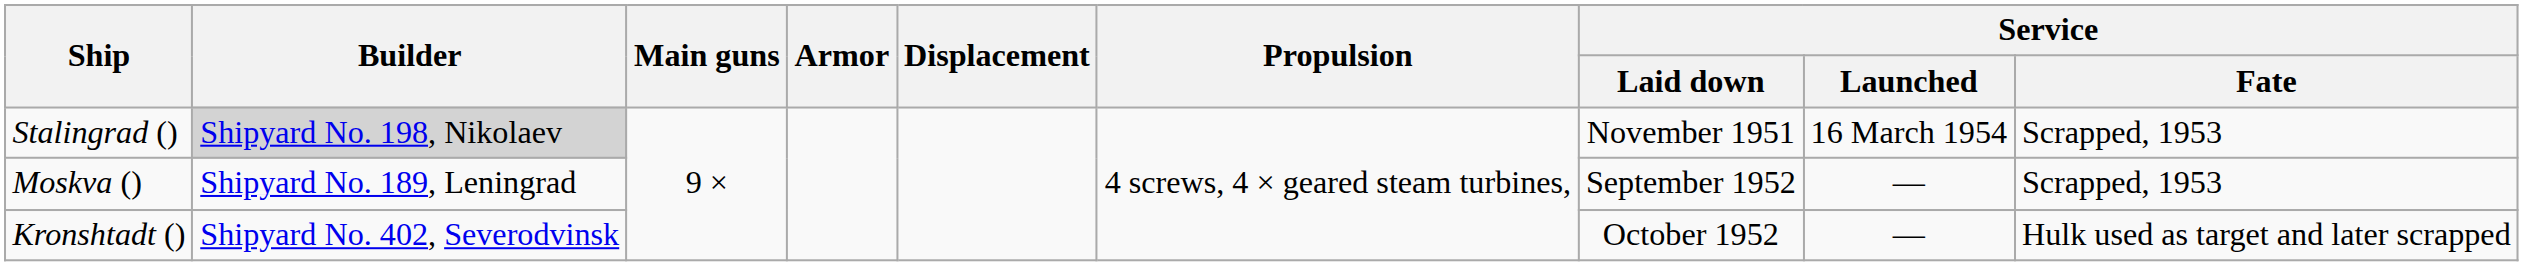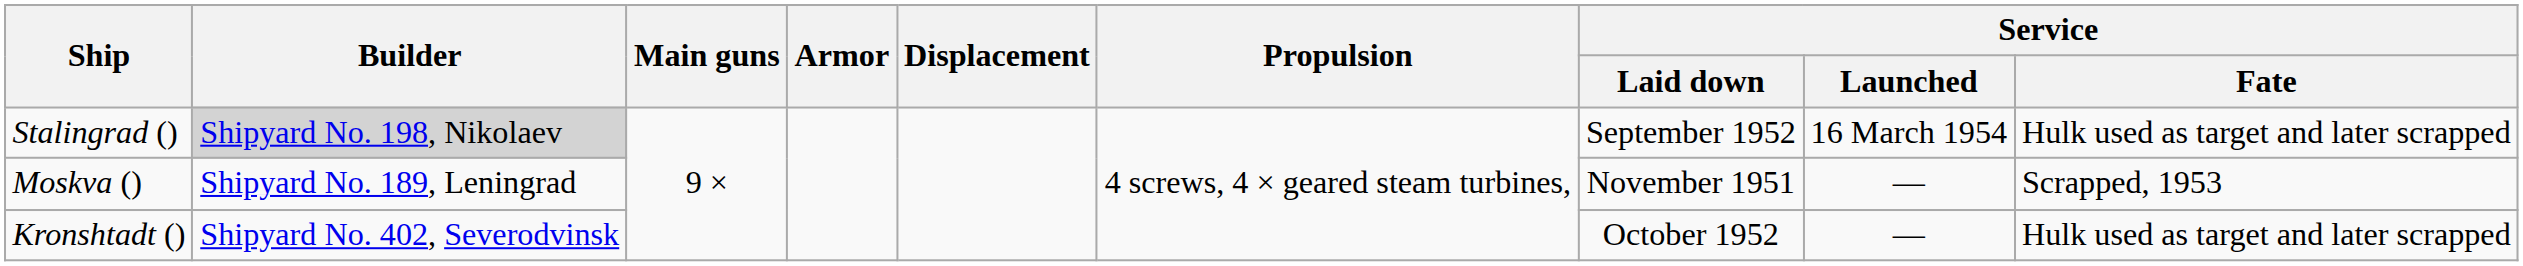(1691, 132) November 1951 -> (1691, 132) September 1952
(2122, 132) Scrapped, 1953 -> (2266, 132) Hulk used as target and later scrapped
(1691, 183) September 1952 -> (1691, 183) November 1951
